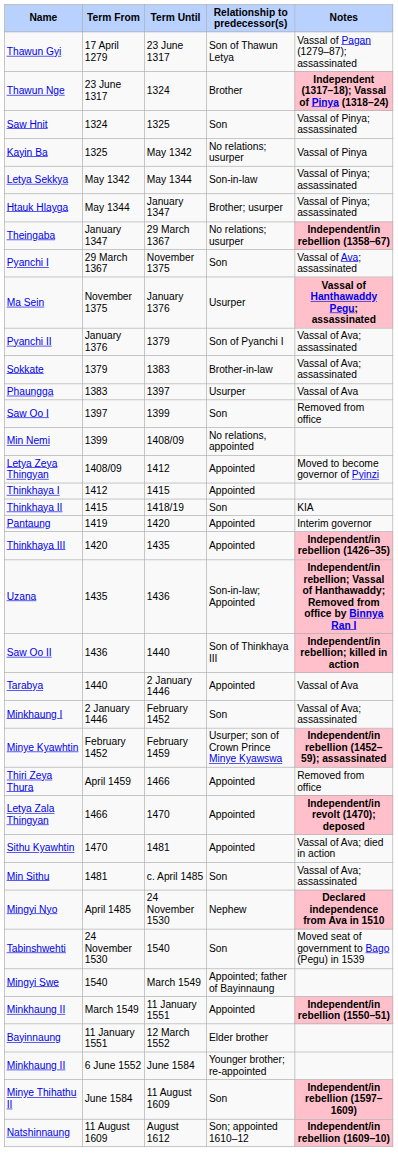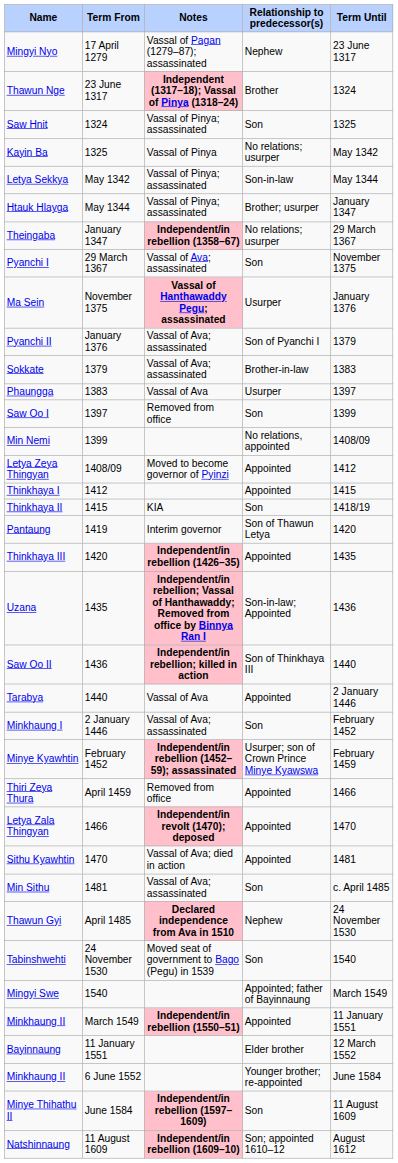columns swapped: (176, 18) <-> (344, 18)
(34, 51) Thawun Gyi -> (32, 51) Mingyi Nyo
(243, 51) Son of Thawun Letya -> (264, 51) Nephew
(232, 523) Appointed -> (279, 529) Son of Thawun Letya
(32, 909) Mingyi Nyo -> (34, 921) Thawun Gyi
